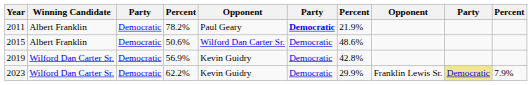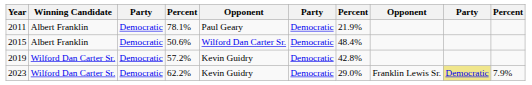(178, 27) 78.2% -> (179, 27) 78.1%
(312, 27) bold -> (312, 27) normal
(351, 42) 48.6% -> (350, 42) 48.4%
(178, 58) 56.9% -> (179, 58) 57.2%
(351, 73) 29.9% -> (350, 73) 29.0%
